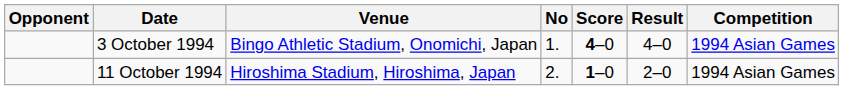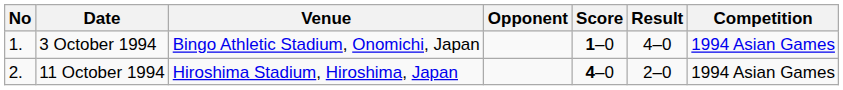columns swapped: (557, 18) <-> (49, 18)
(600, 44) 4–0 -> (600, 44) 1–0
(600, 71) 1–0 -> (600, 71) 4–0
